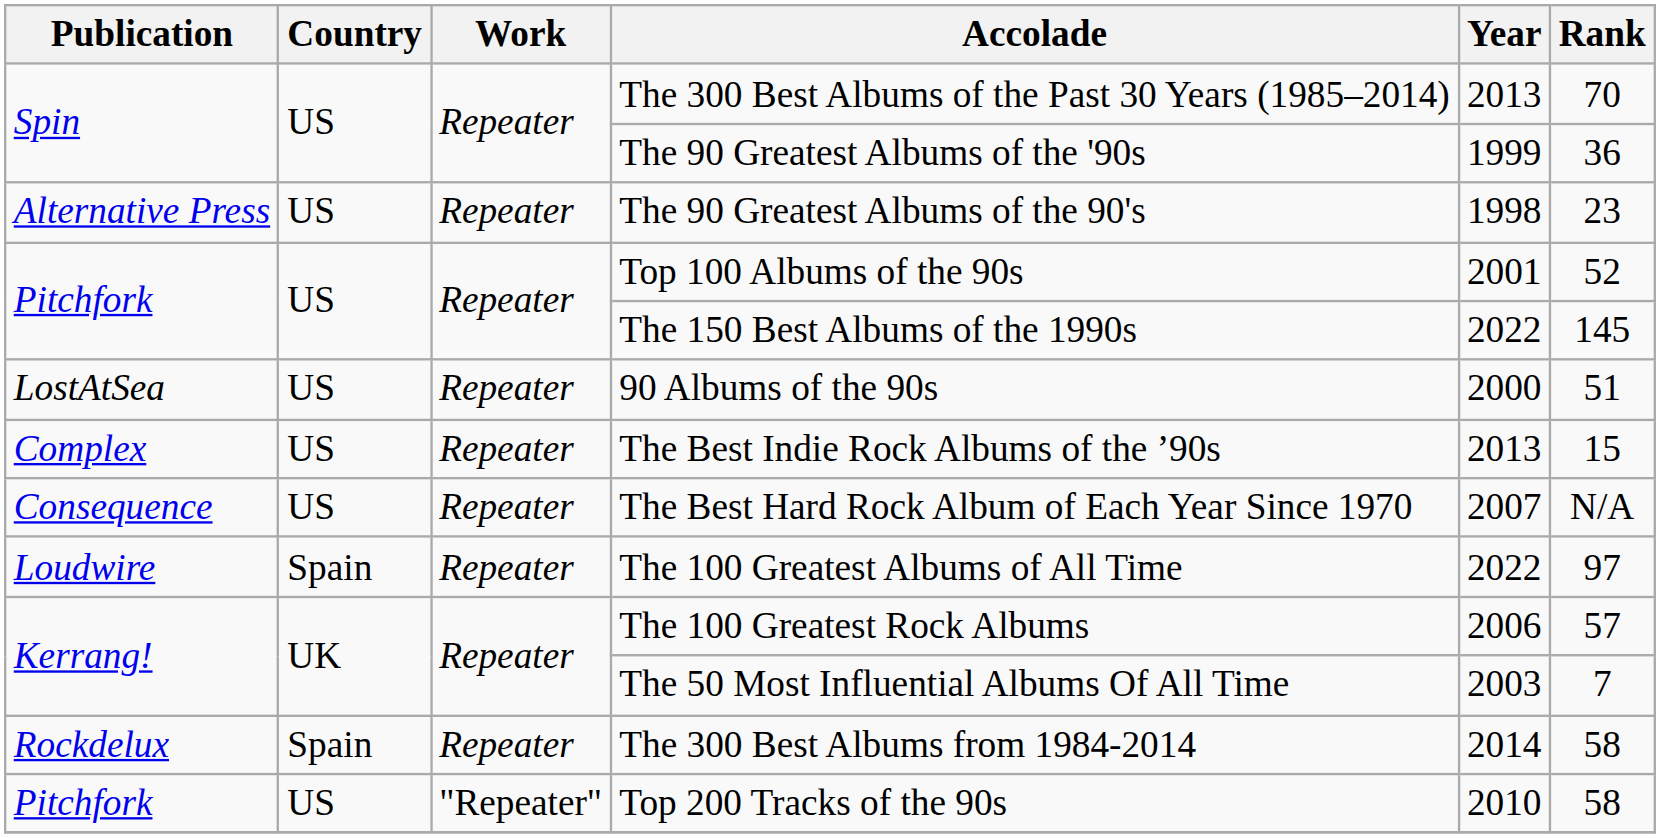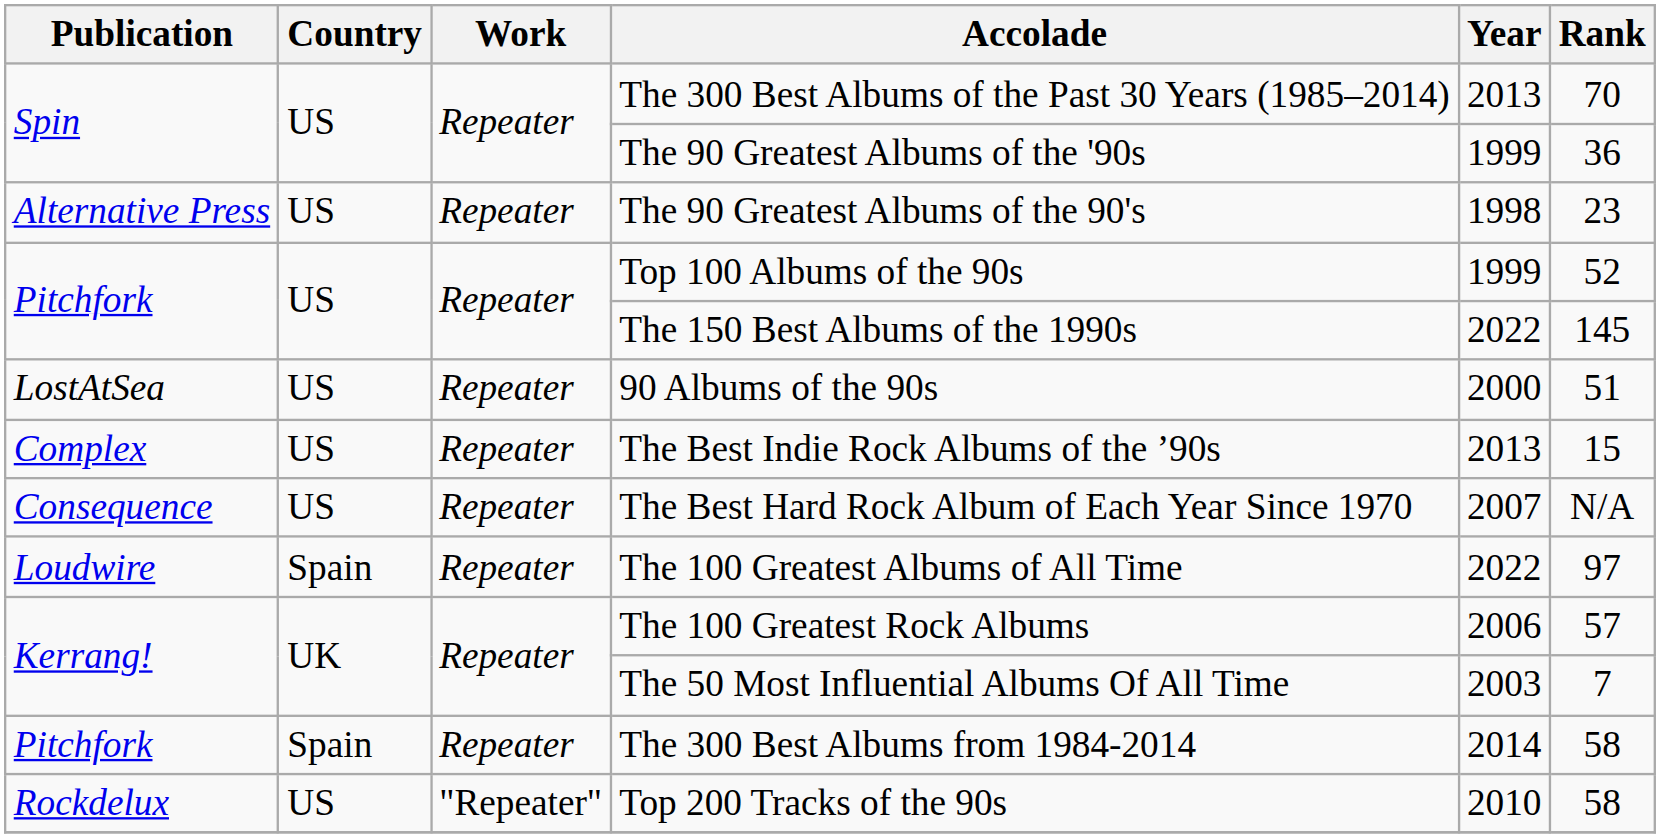(1504, 270) 2001 -> (1504, 270) 1999
(91, 743) Rockdelux -> (83, 743) Pitchfork
(83, 802) Pitchfork -> (91, 802) Rockdelux
